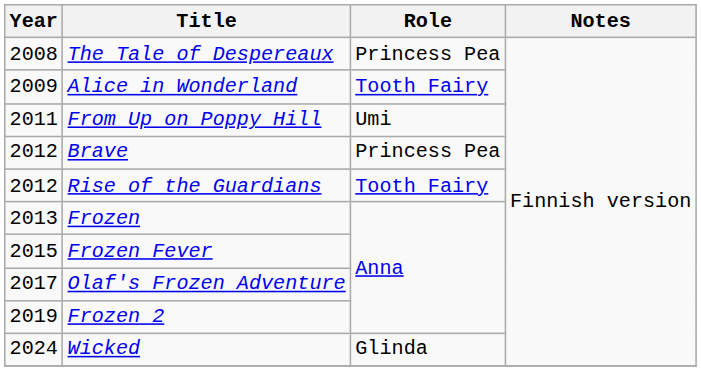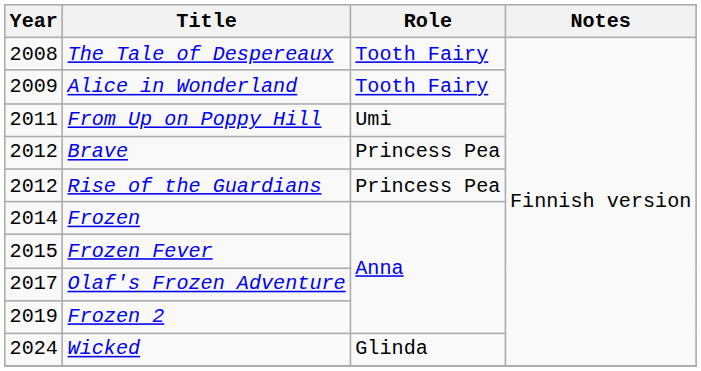(428, 54) Princess Pea -> (422, 54) Tooth Fairy
(422, 185) Tooth Fairy -> (428, 185) Princess Pea
(34, 218) 2013 -> (34, 218) 2014
